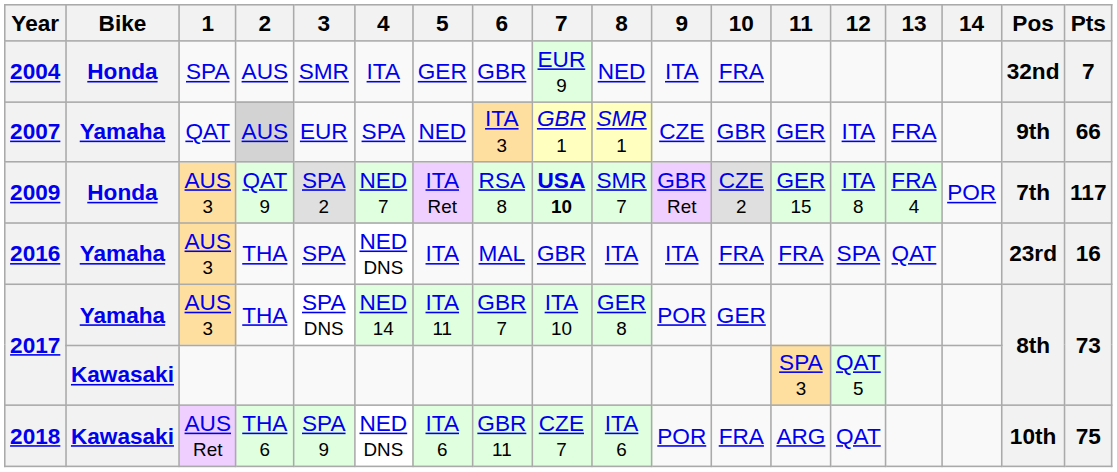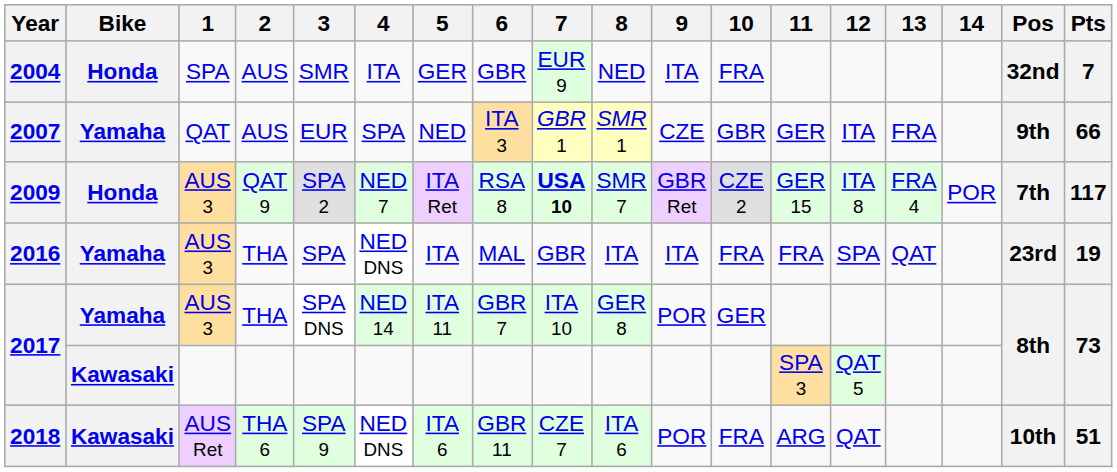(265, 132) lightgrey background -> (265, 132) no background
(1088, 254) 16 -> (1088, 254) 19
(1088, 436) 75 -> (1088, 436) 51
